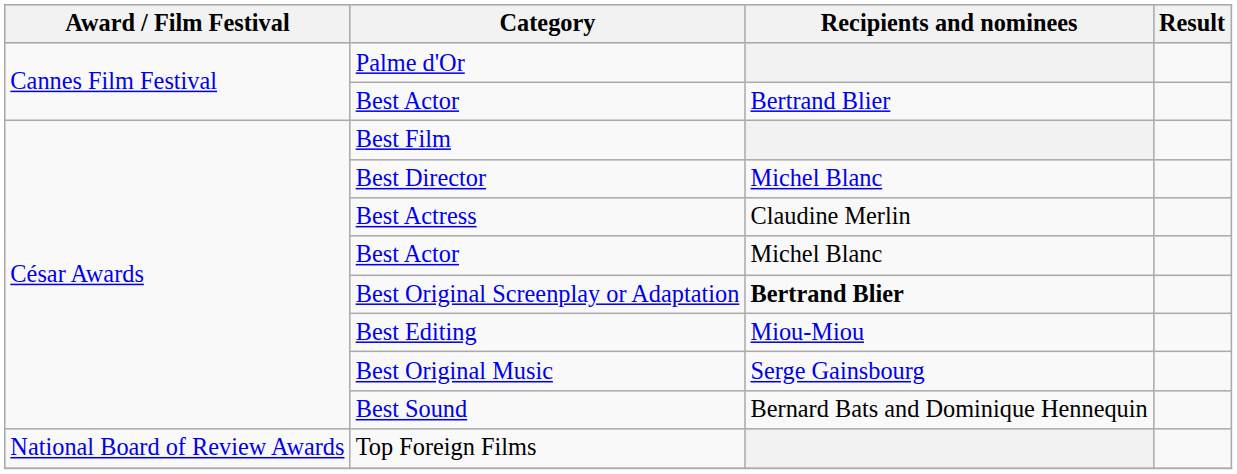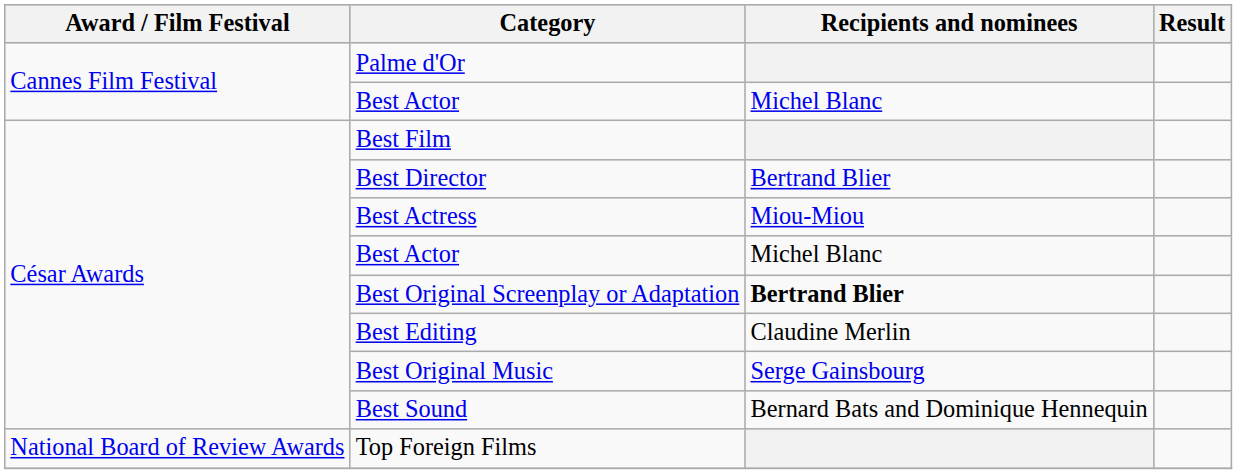(820, 100) Bertrand Blier -> (816, 100) Michel Blanc
(816, 178) Michel Blanc -> (820, 178) Bertrand Blier
(831, 216) Claudine Merlin -> (807, 216) Miou-Miou
(807, 332) Miou-Miou -> (831, 332) Claudine Merlin
